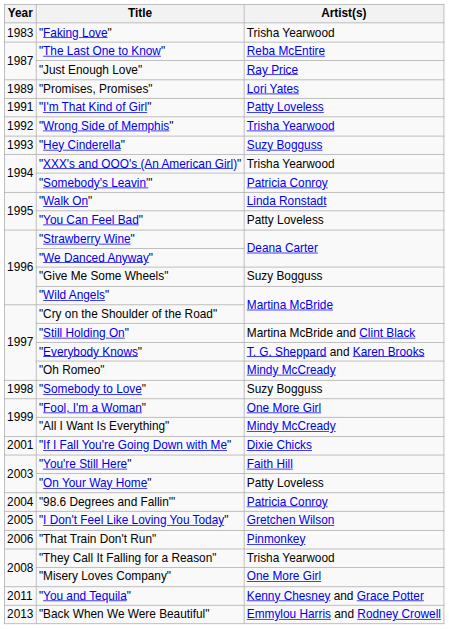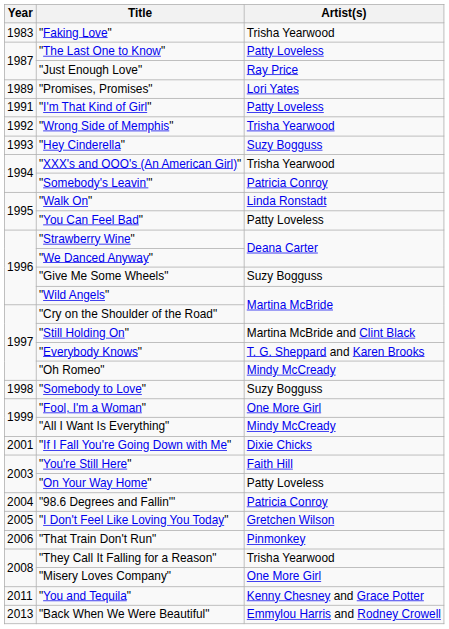(286, 51) Reba McEntire -> (285, 51) Patty Loveless
